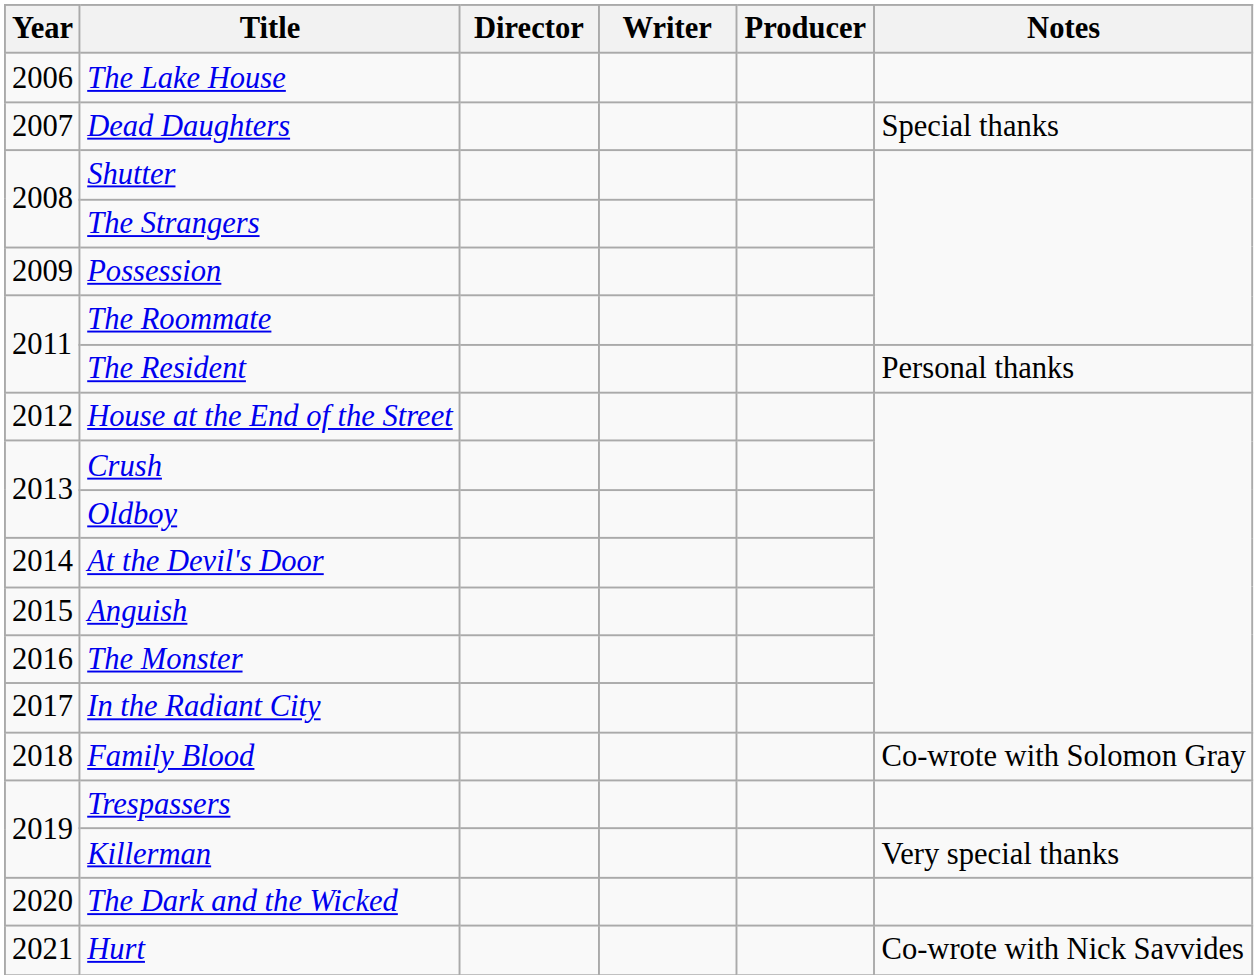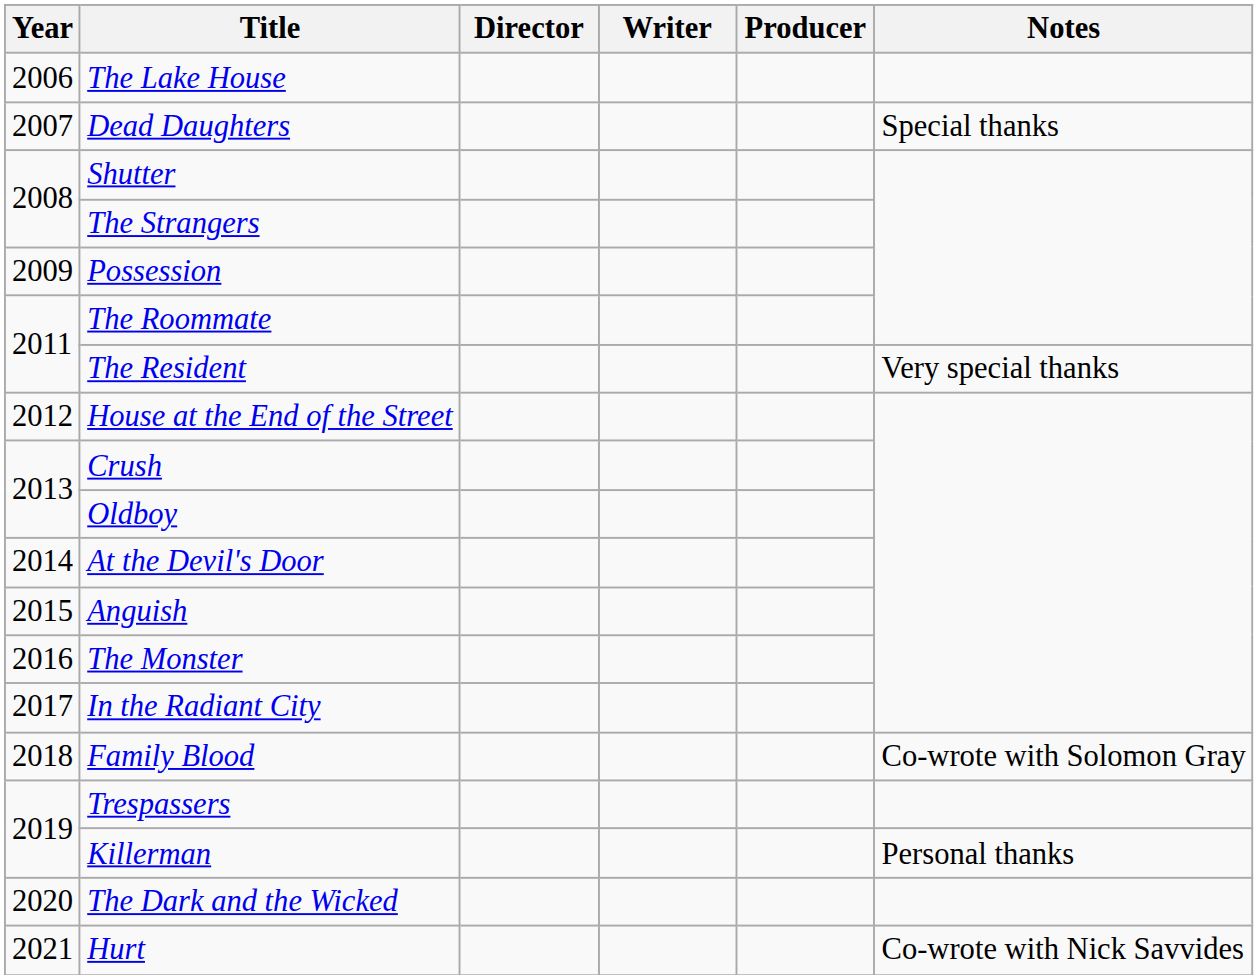(978, 367) Personal thanks -> (1000, 367) Very special thanks
(1000, 852) Very special thanks -> (978, 852) Personal thanks
